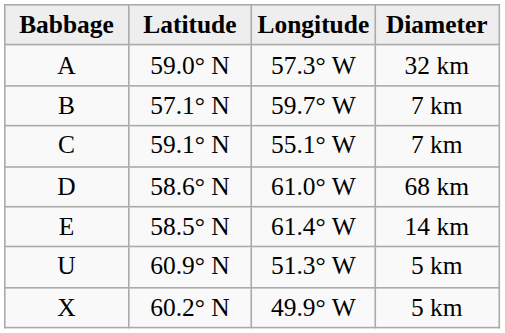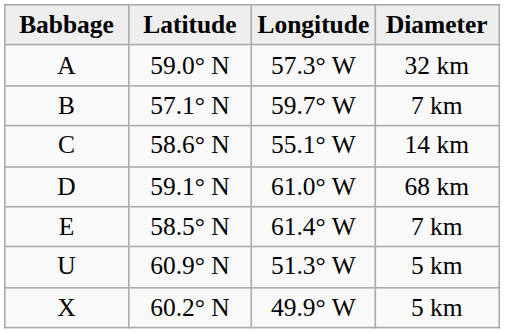(190, 145) 59.1° N -> (190, 145) 58.6° N
(437, 145) 7 km -> (437, 145) 14 km
(190, 186) 58.6° N -> (190, 186) 59.1° N
(437, 226) 14 km -> (437, 226) 7 km
